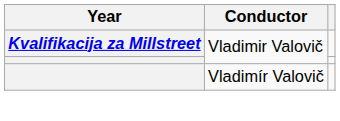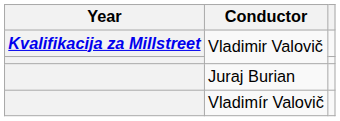+ row: (104, 77)
